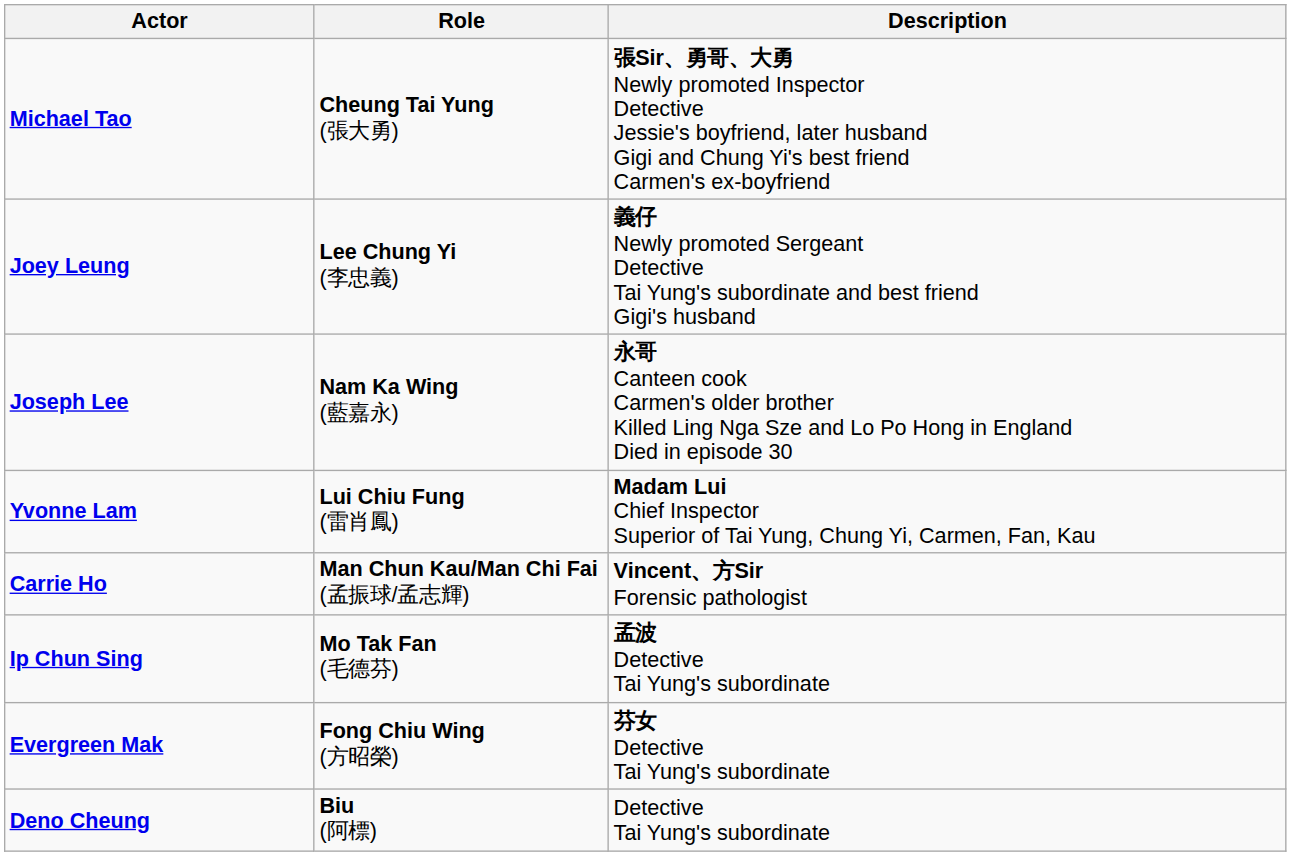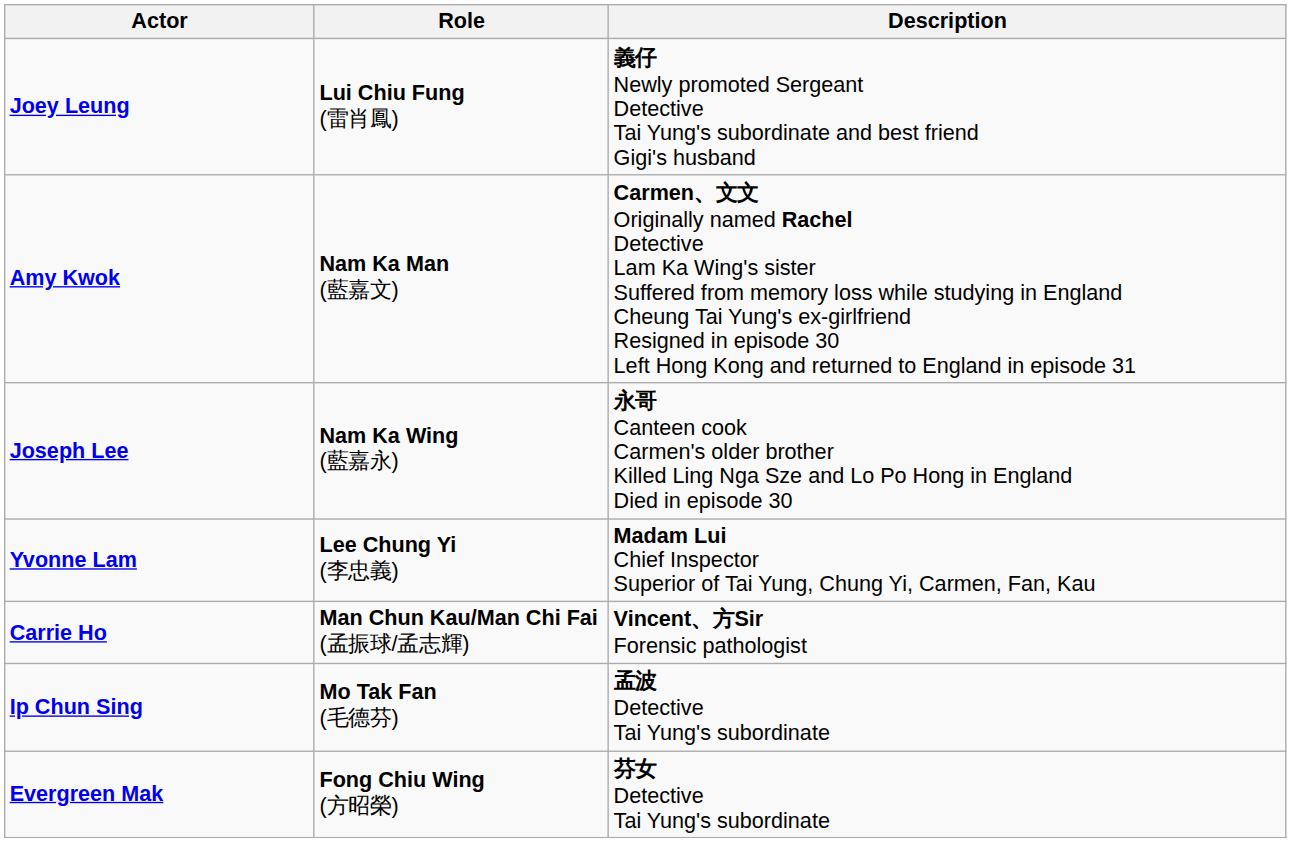- row: (71, 118)
(388, 264) Lee Chung Yi (李忠義) -> (392, 105) Lui Chiu Fung (雷肖鳳)
+ row: (65, 278)
(392, 509) Lui Chiu Fung (雷肖鳳) -> (388, 558) Lee Chung Yi (李忠義)
- row: (80, 820)
